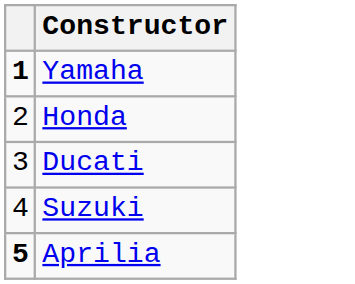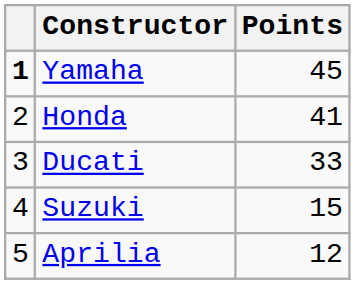+ column: (292, 28)
(20, 255) bold -> (20, 255) normal
